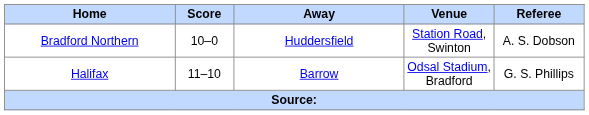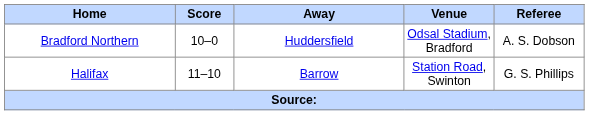(449, 41) Station Road, Swinton -> (449, 41) Odsal Stadium, Bradford
(449, 74) Odsal Stadium, Bradford -> (449, 74) Station Road, Swinton
